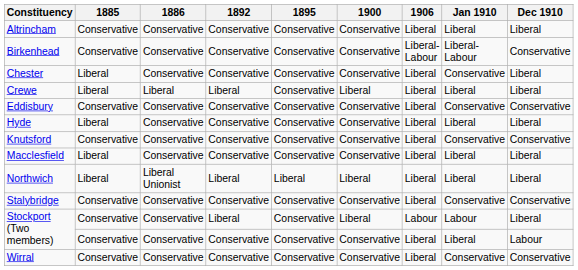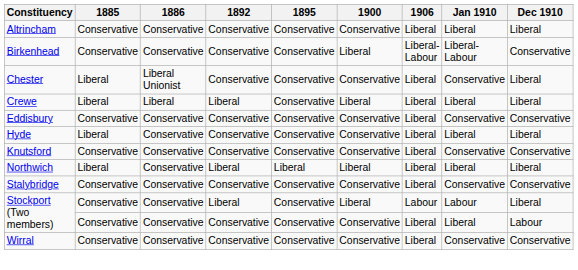(370, 51) Conservative -> (355, 51) Liberal
(173, 73) Conservative -> (162, 79) Liberal Unionist
- row: (35, 156)
(162, 178) Liberal Unionist -> (173, 168) Conservative
